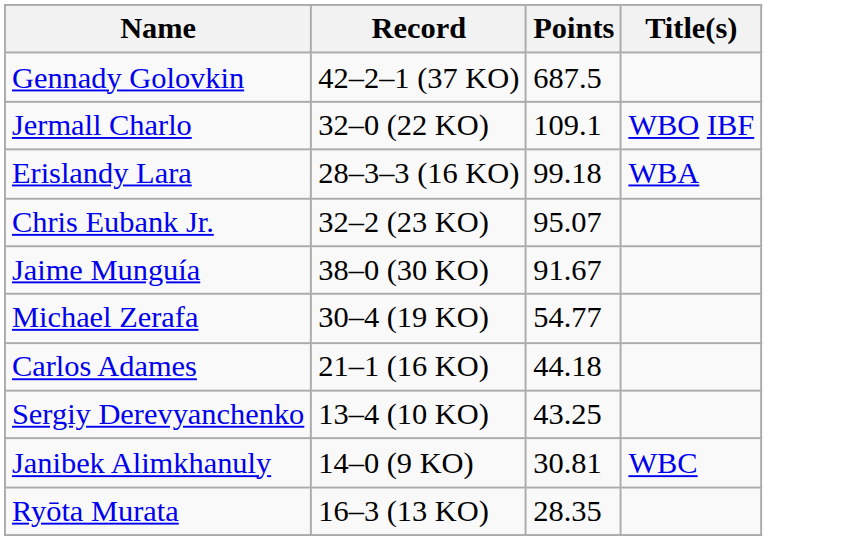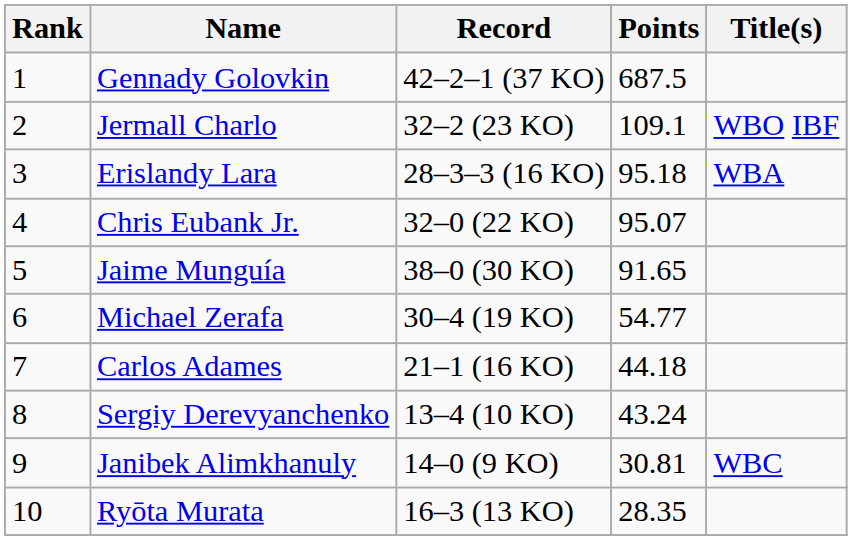+ column: (47, 28)
(404, 125) 32–0 (22 KO) -> (489, 125) 32–2 (23 KO)
(567, 173) 99.18 -> (652, 173) 95.18
(404, 221) 32–2 (23 KO) -> (489, 221) 32–0 (22 KO)
(567, 269) 91.67 -> (652, 269) 91.65
(567, 414) 43.25 -> (652, 414) 43.24
